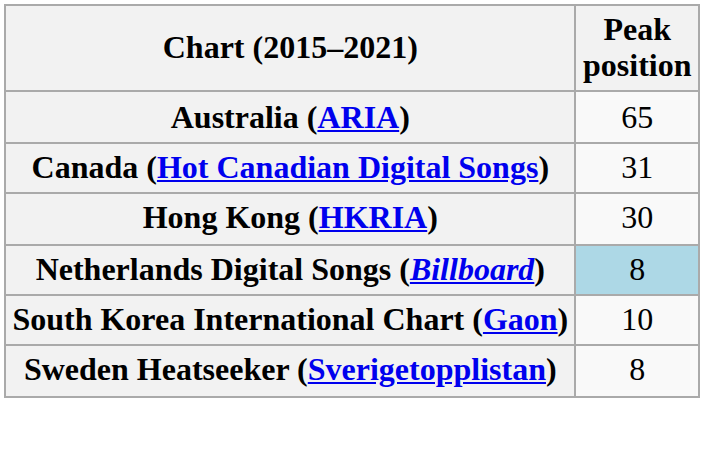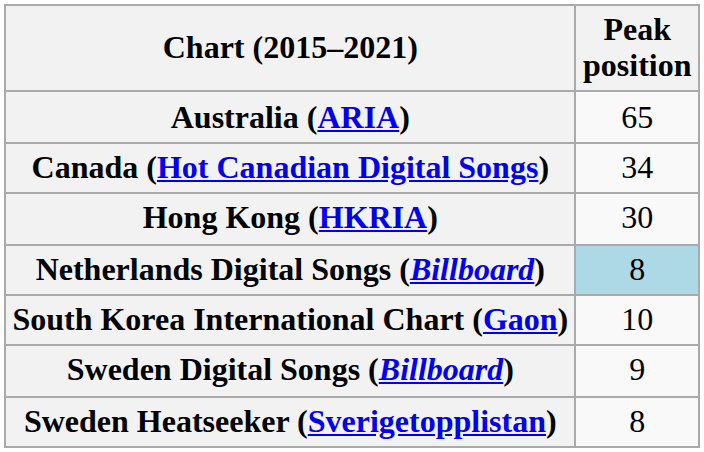(637, 167) 31 -> (637, 167) 34
+ row: (290, 370)
